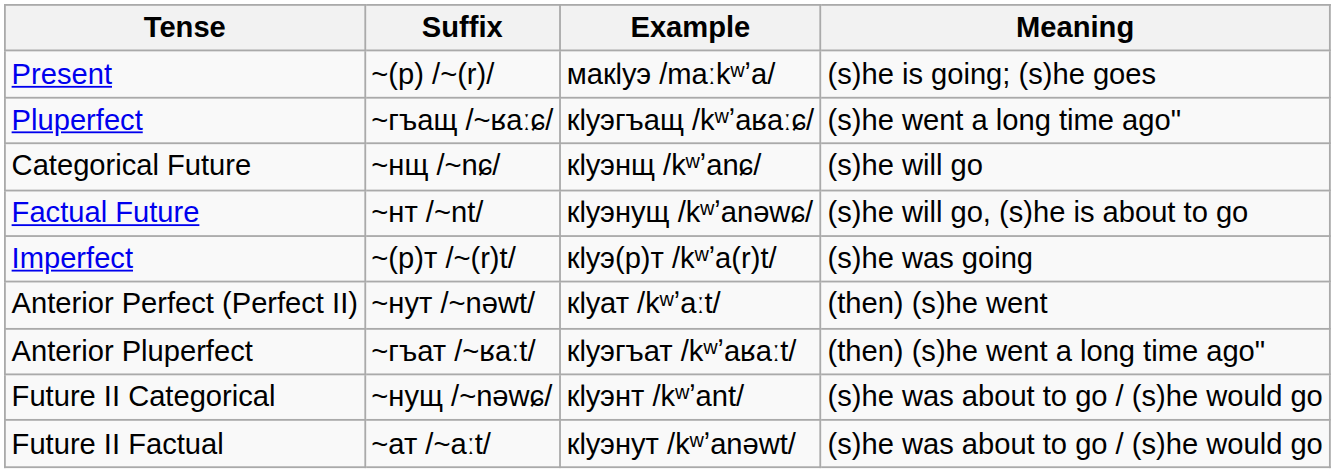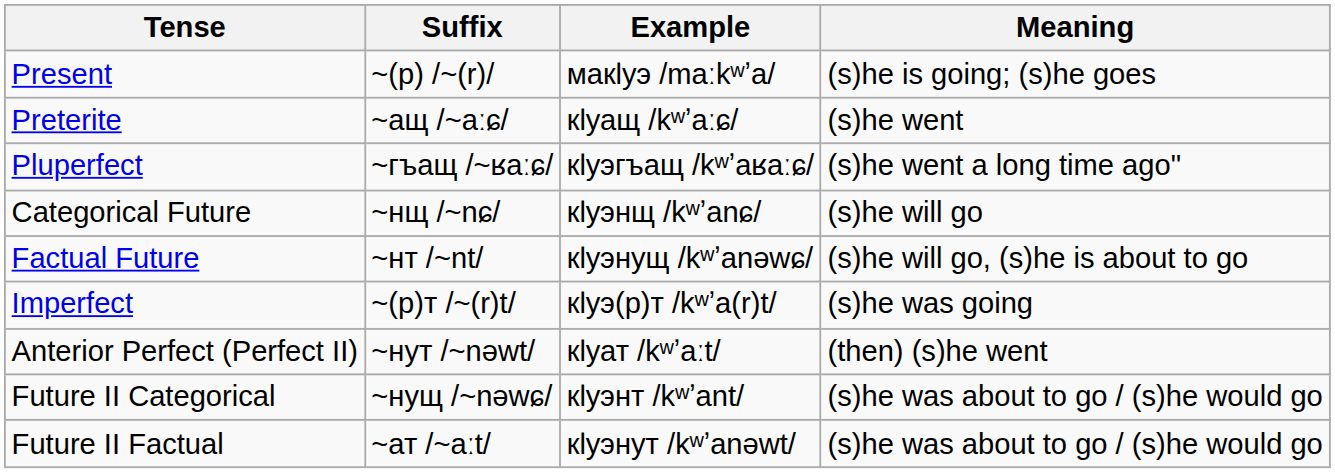+ row: (67, 119)
- row: (132, 350)
